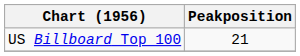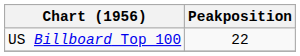(240, 40) 21 -> (240, 40) 22
